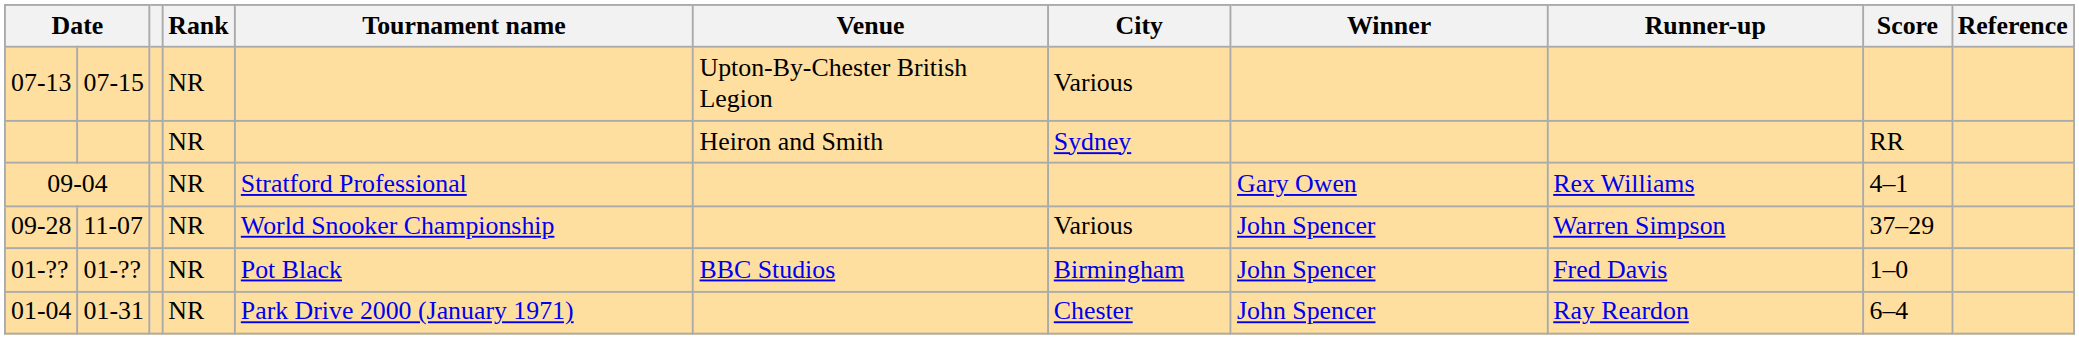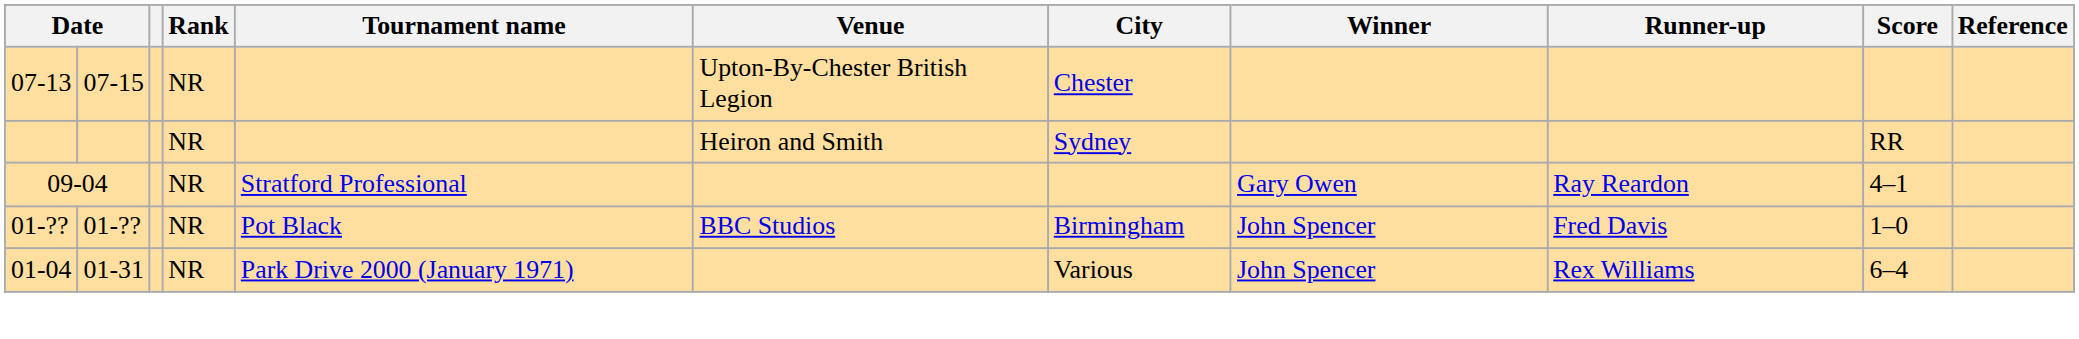(1093, 83) Various -> (1093, 83) Chester
(1624, 183) Rex Williams -> (1621, 183) Ray Reardon
- row: (41, 226)
(1093, 311) Chester -> (1093, 268) Various
(1621, 311) Ray Reardon -> (1624, 268) Rex Williams
